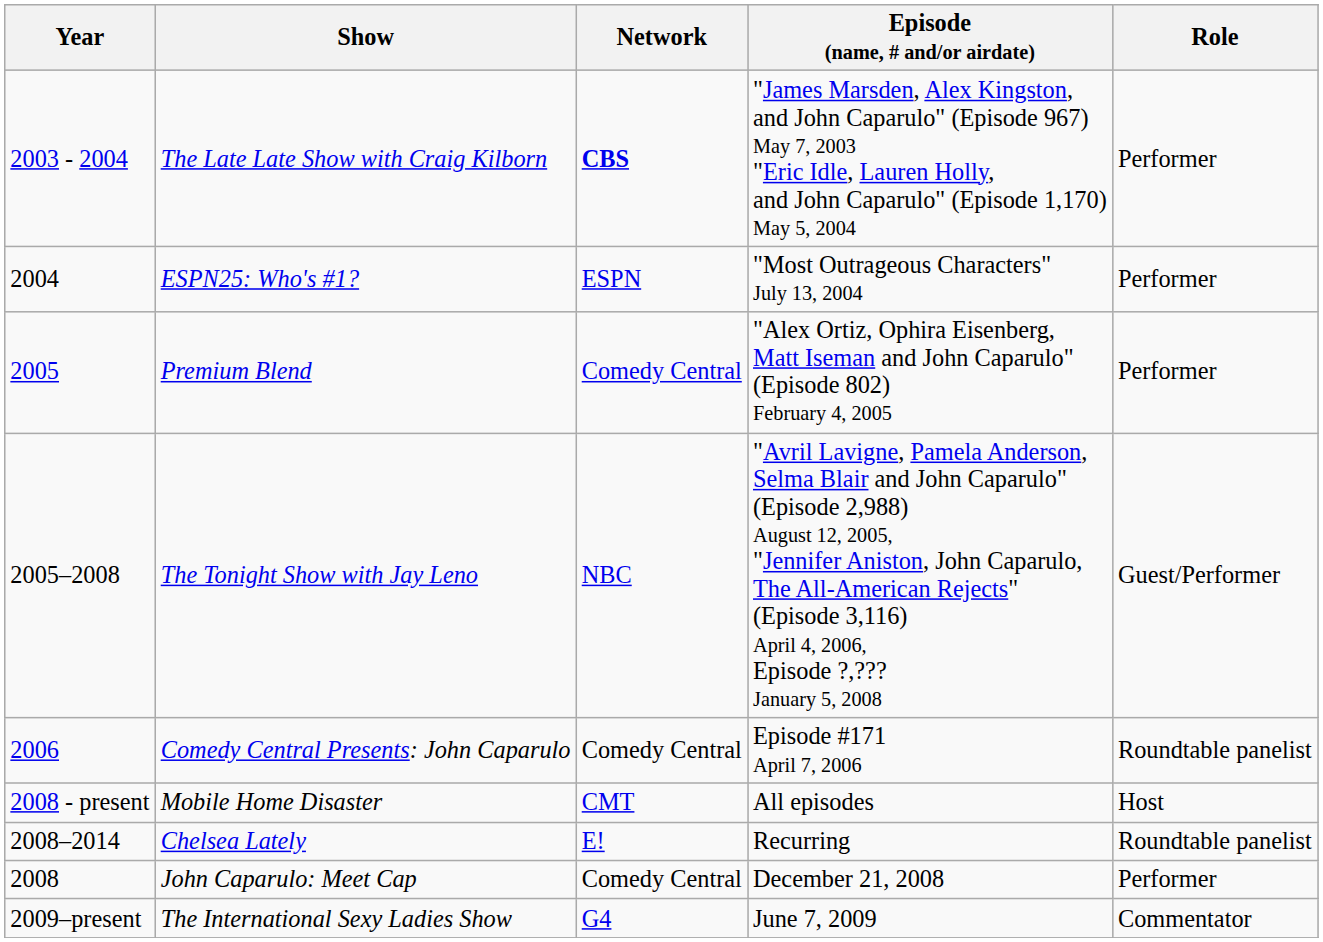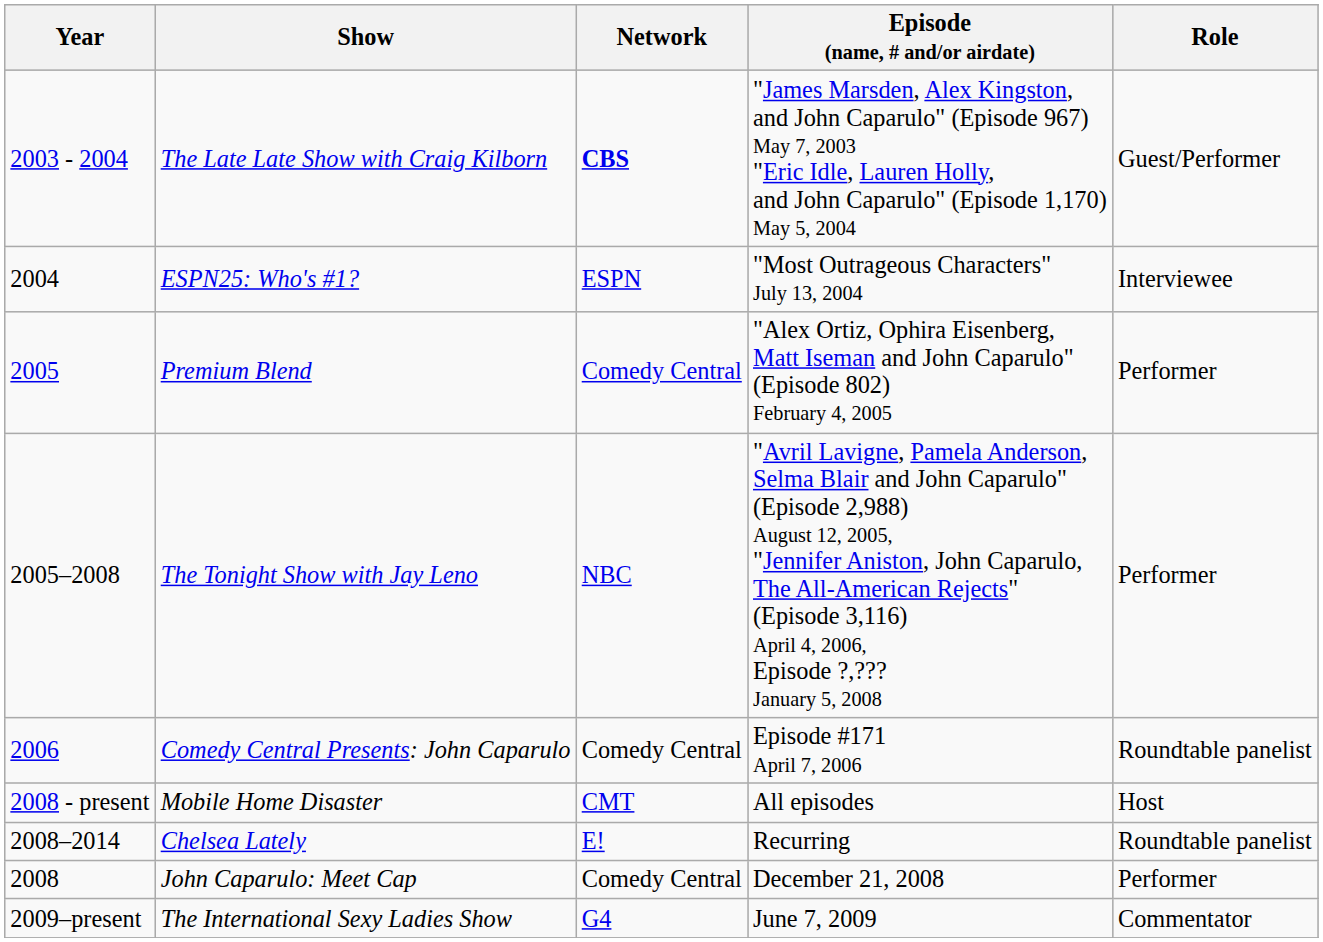(1167, 158) Performer -> (1199, 158) Guest/Performer
(1167, 278) Performer -> (1175, 278) Interviewee
(1199, 574) Guest/Performer -> (1167, 574) Performer
